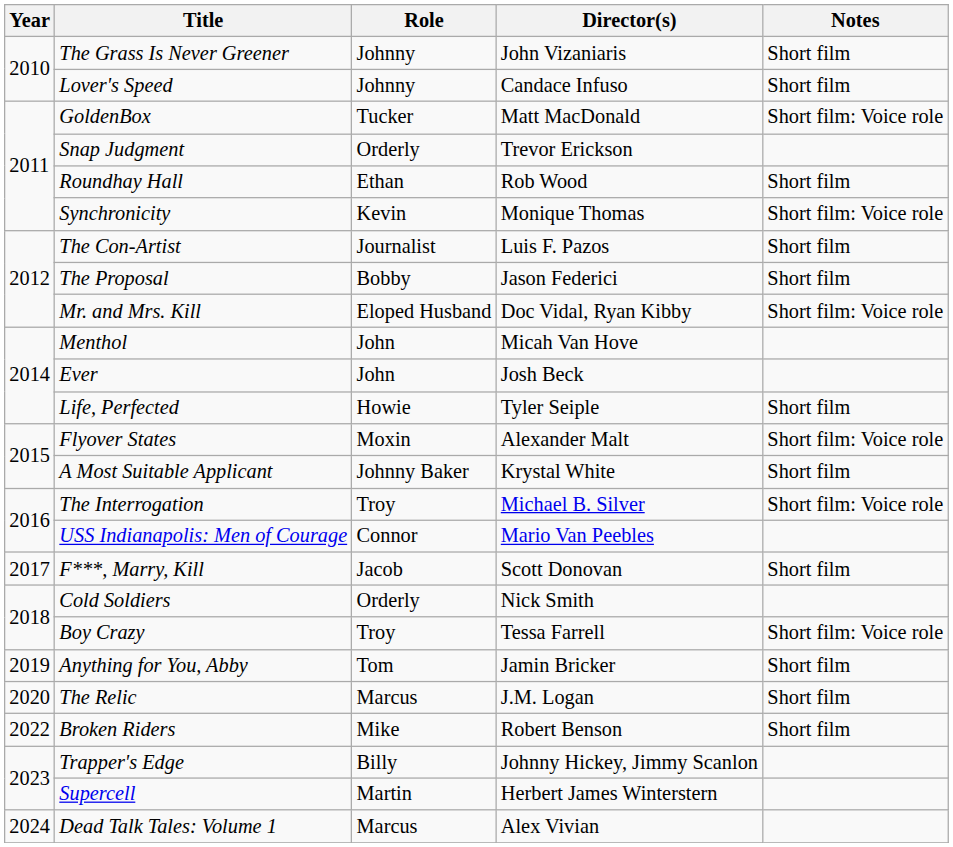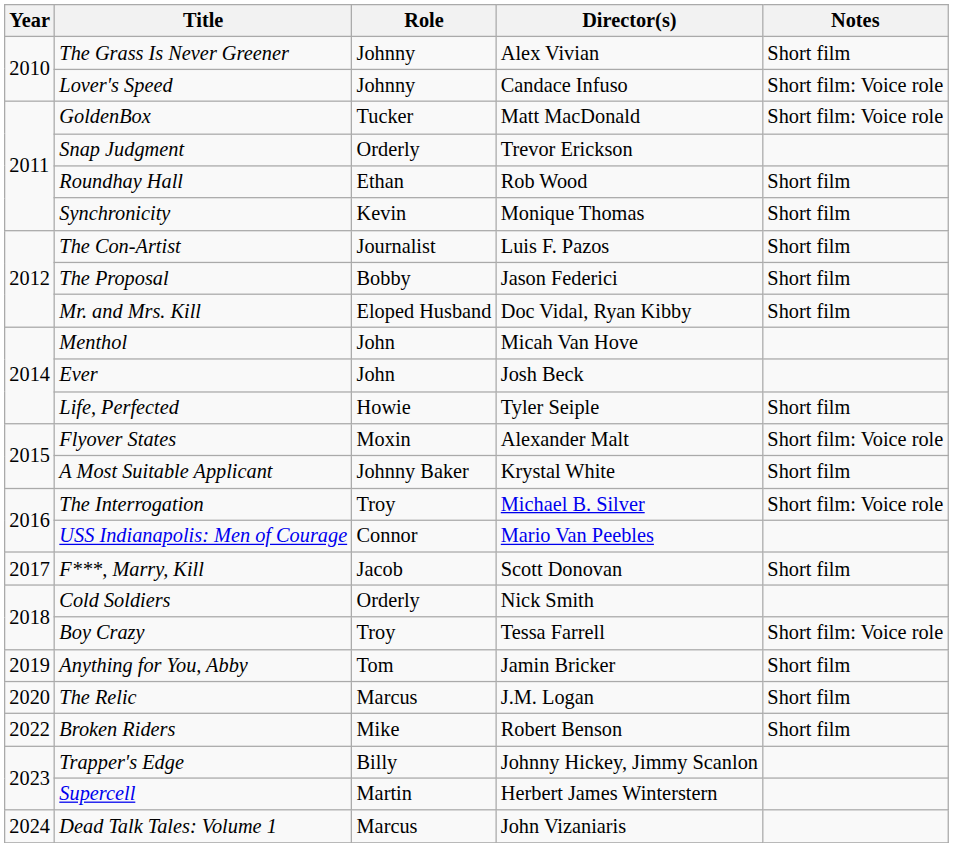(563, 52) John Vizaniaris -> (550, 52) Alex Vivian
(809, 85) Short film -> (855, 85) Short film: Voice role
(855, 213) Short film: Voice role -> (809, 213) Short film
(855, 310) Short film: Voice role -> (809, 310) Short film
(550, 826) Alex Vivian -> (563, 826) John Vizaniaris
